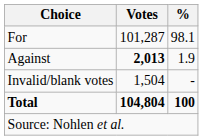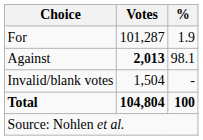(183, 37) 98.1 -> (186, 37) 1.9
(186, 59) 1.9 -> (183, 59) 98.1
